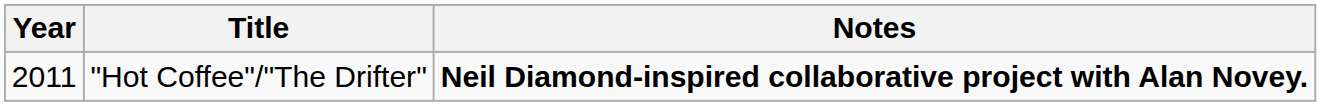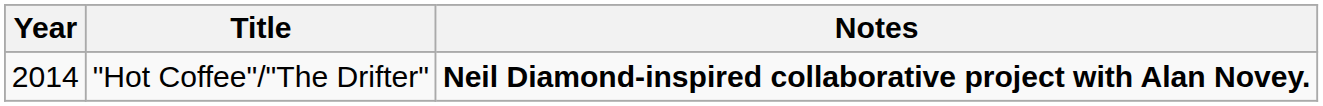(44, 76) 2011 -> (45, 76) 2014
